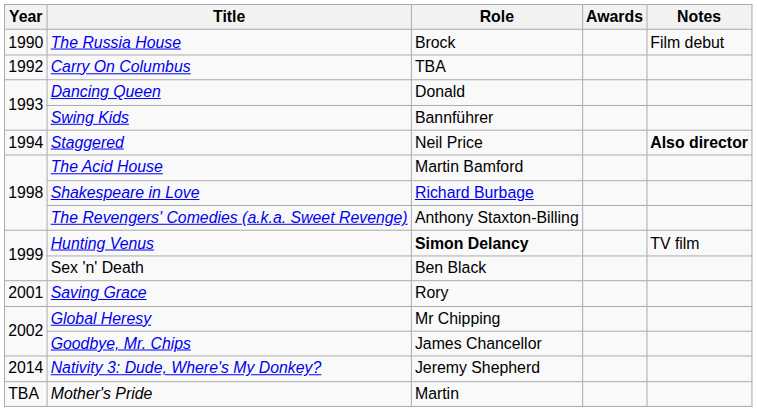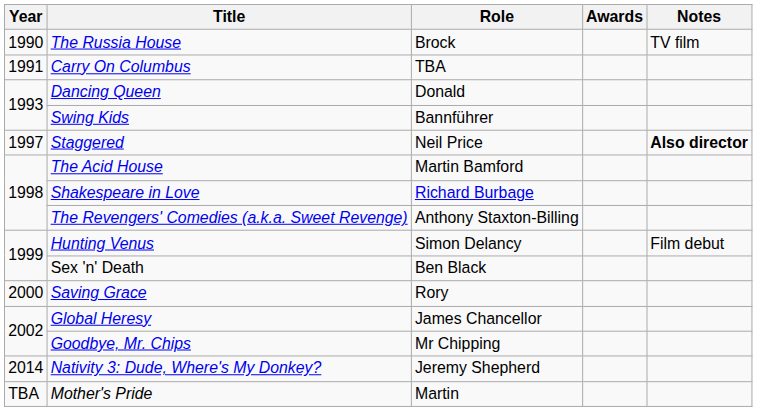(687, 42) Film debut -> (675, 42) TV film
(26, 67) 1992 -> (26, 67) 1991
(26, 142) 1994 -> (26, 142) 1997
(472, 243) bold -> (468, 243) normal
(675, 243) TV film -> (687, 243) Film debut
(26, 293) 2001 -> (26, 293) 2000
(458, 318) Mr Chipping -> (478, 318) James Chancellor
(478, 343) James Chancellor -> (458, 343) Mr Chipping
